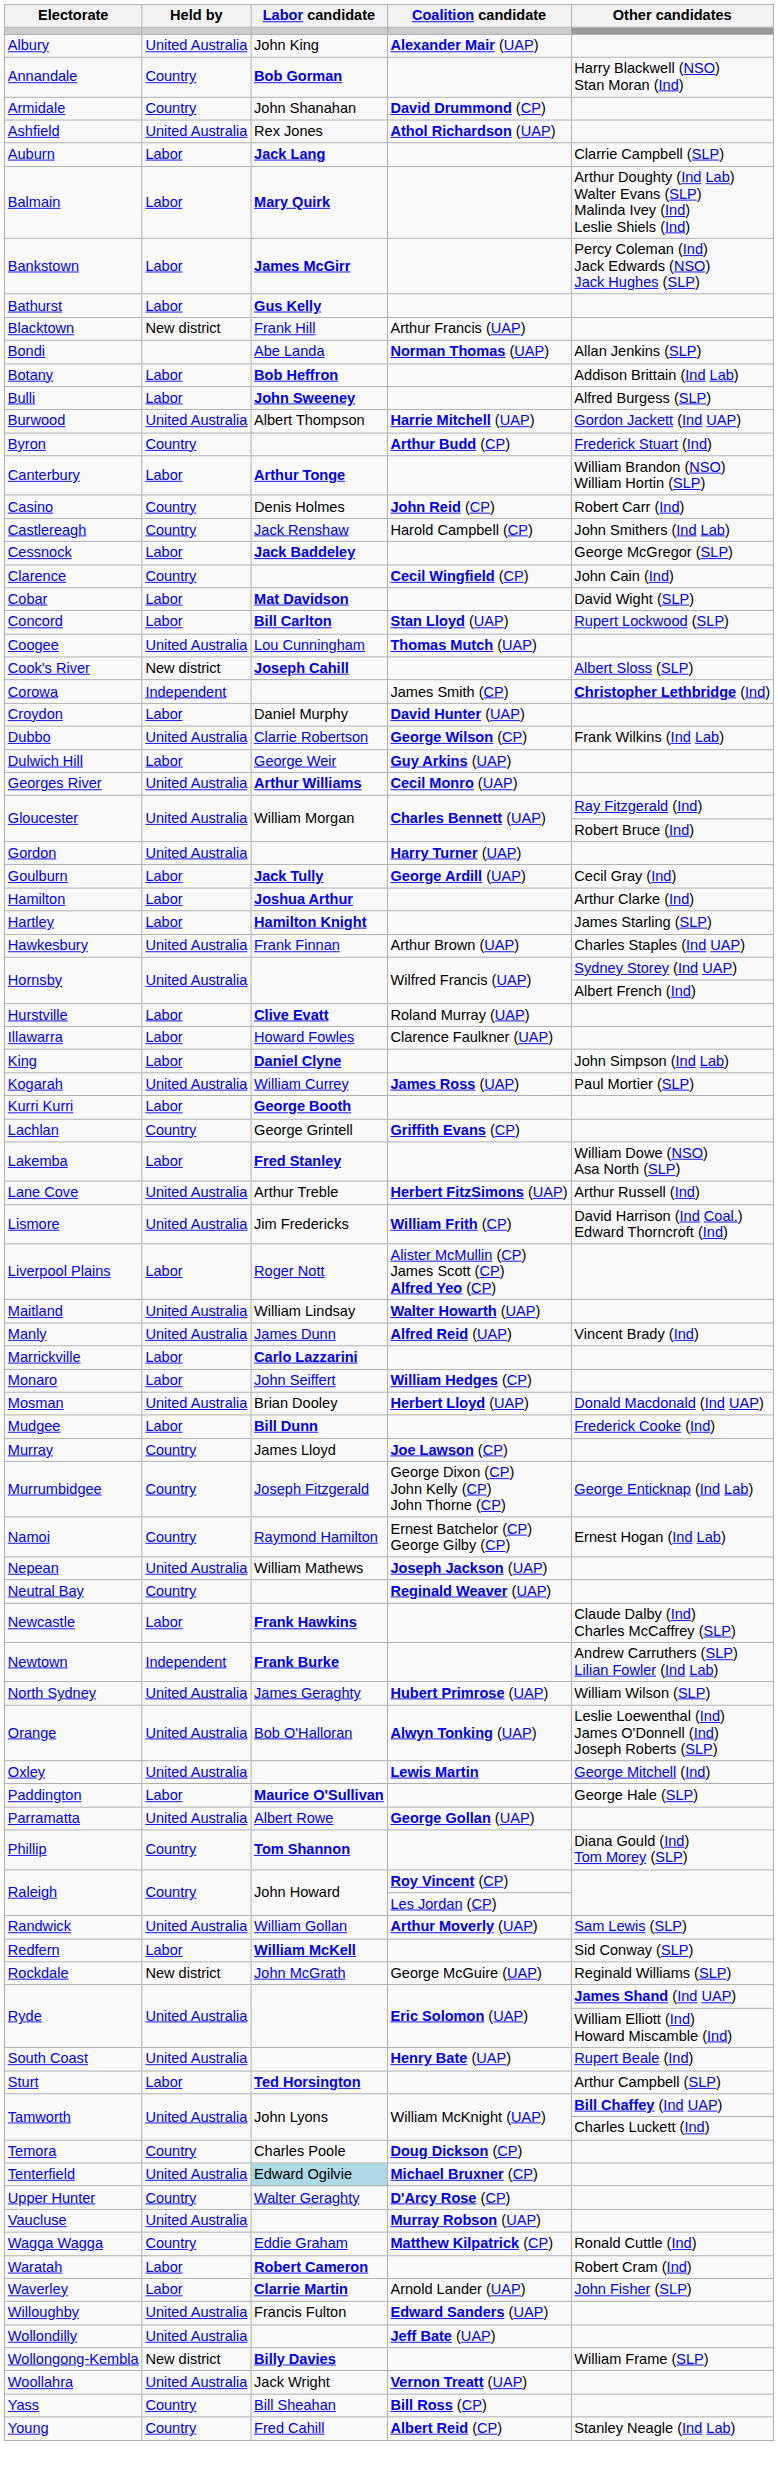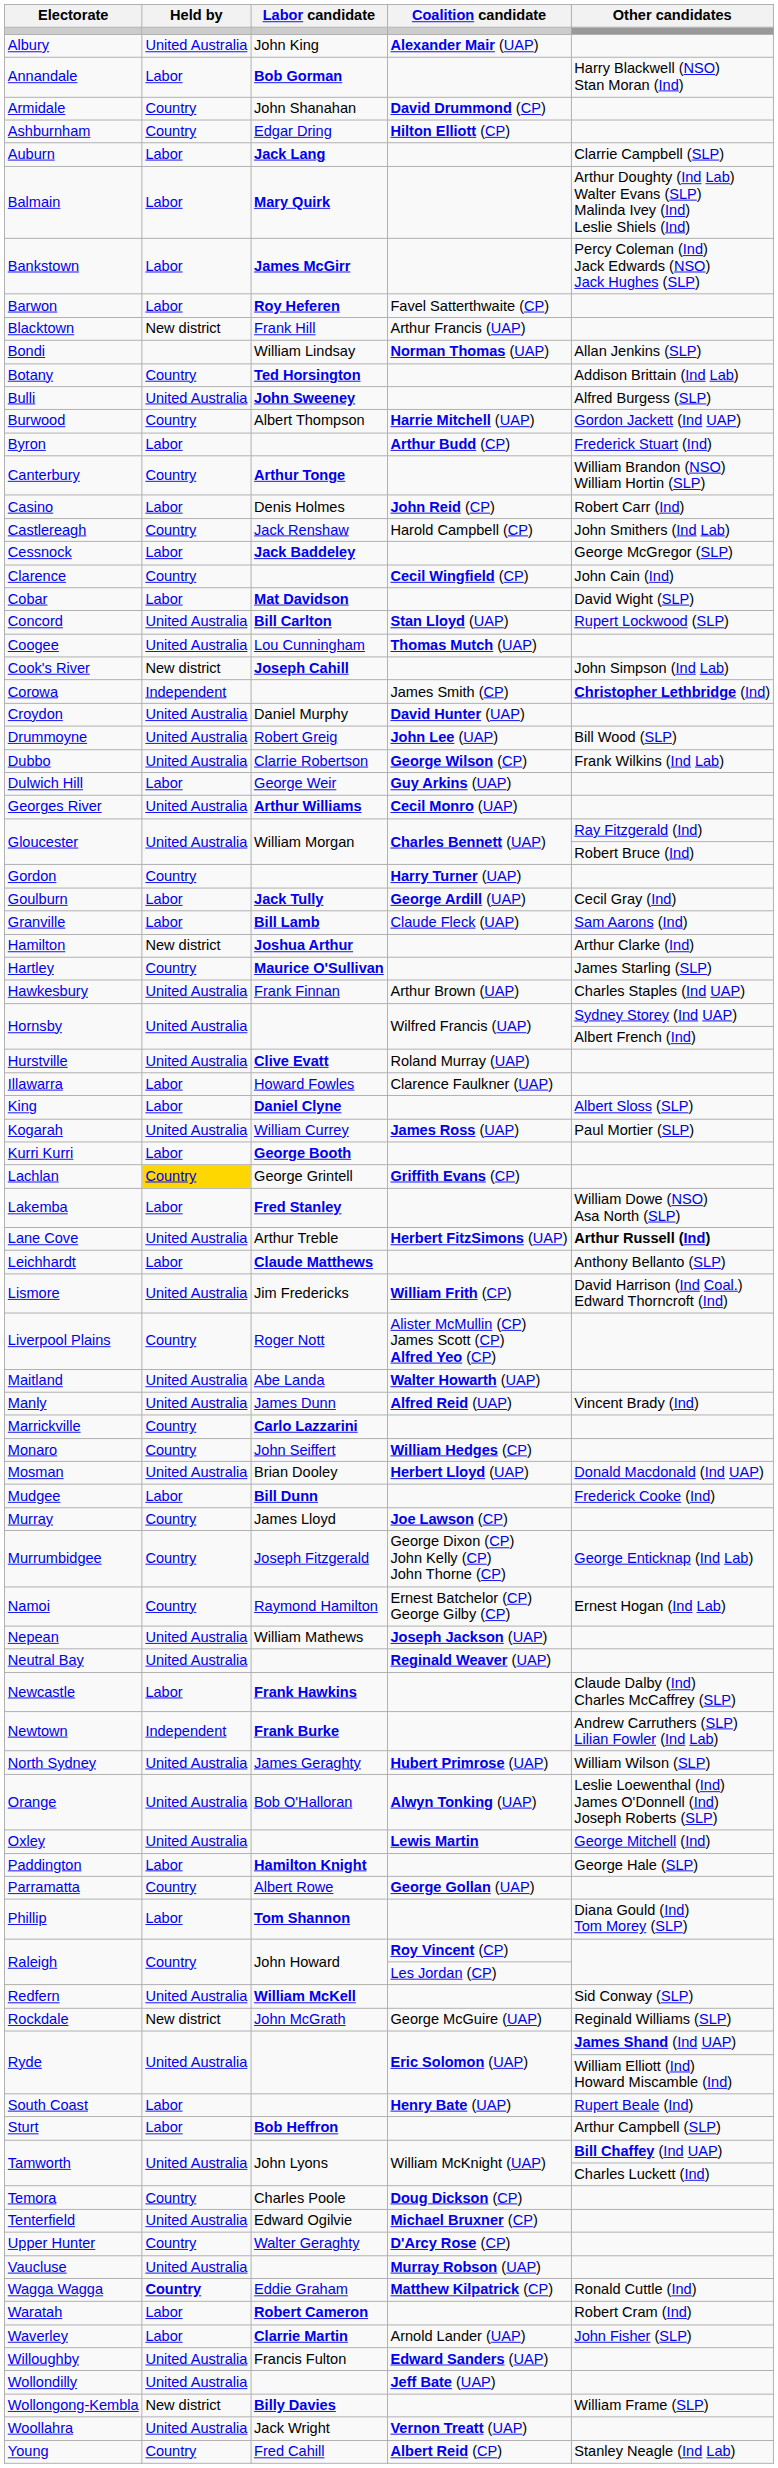(171, 77) Country -> (164, 77) Labor
+ row: (49, 131)
- row: (34, 131)
+ row: (32, 305)
- row: (35, 305)
(289, 351) Abe Landa -> (305, 351) William Lindsay
(164, 375) Labor -> (171, 375) Country
(296, 375) Bob Heffron -> (307, 375) Ted Horsington
(164, 398) Labor -> (196, 398) United Australia
(196, 421) United Australia -> (171, 421) Country
(171, 444) Country -> (164, 444) Labor
(164, 475) Labor -> (171, 475) Country
(171, 506) Country -> (164, 506) Labor
(164, 622) Labor -> (196, 622) United Australia
(634, 668) Albert Sloss (SLP) -> (652, 668) John Simpson (Ind Lab)
(164, 714) Labor -> (196, 714) United Australia
+ row: (47, 737)
(196, 853) United Australia -> (171, 876) Country
+ row: (37, 922)
(164, 899) Labor -> (183, 945) New district
(164, 922) Labor -> (171, 968) Country
(310, 922) Hamilton Knight -> (319, 968) Maurice O'Sullivan
(164, 1014) Labor -> (196, 1061) United Australia
(652, 1061) John Simpson (Ind Lab) -> (634, 1107) Albert Sloss (SLP)
(171, 1130) no background -> (171, 1176) gold background
(637, 1192) normal -> (642, 1239) bold
+ row: (42, 1262)
(164, 1271) Labor -> (171, 1341) Country
(305, 1311) William Lindsay -> (289, 1380) Abe Landa
(164, 1357) Labor -> (171, 1426) Country
(164, 1380) Labor -> (171, 1449) Country
(171, 1591) Country -> (196, 1660) United Australia
(319, 1795) Maurice O'Sullivan -> (310, 1864) Hamilton Knight
(196, 1818) United Australia -> (171, 1887) Country
(171, 1849) Country -> (164, 1919) Labor
- row: (39, 1927)
(164, 1950) Labor -> (196, 1996) United Australia
(196, 2059) United Australia -> (164, 2105) Labor
(307, 2082) Ted Horsington -> (296, 2128) Bob Heffron
(303, 2174) lightblue background -> (303, 2220) no background
(171, 2243) normal -> (173, 2290) bold
- row: (23, 2405)
